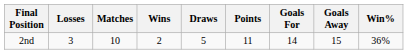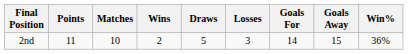columns swapped: (248, 18) <-> (71, 18)
